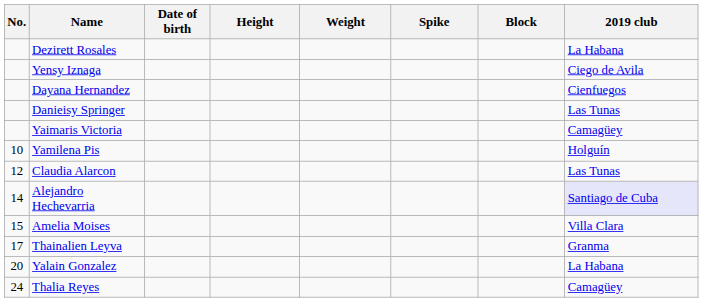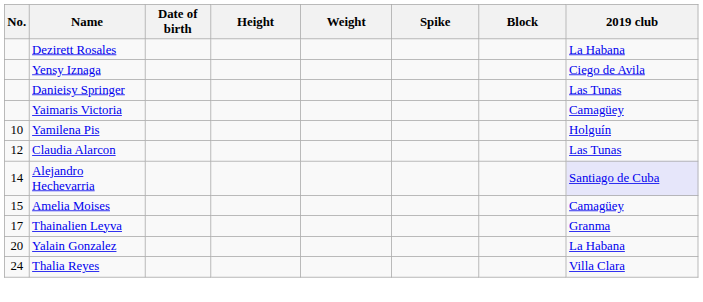- row: (81, 89)
(596, 226) Villa Clara -> (596, 205) Camagüey
(595, 287) Camagüey -> (597, 266) Villa Clara
